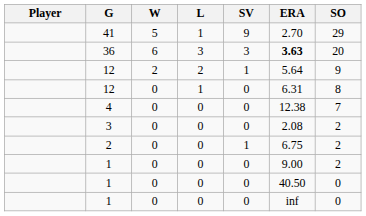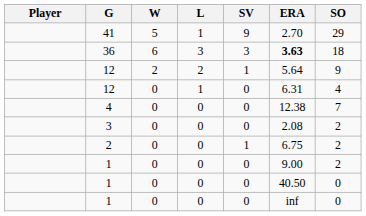(338, 51) 20 -> (338, 51) 18
(338, 88) 8 -> (338, 88) 4
